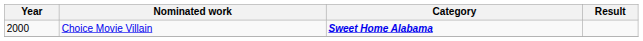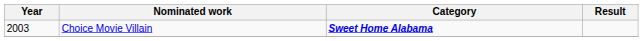(18, 28) 2000 -> (18, 28) 2003
